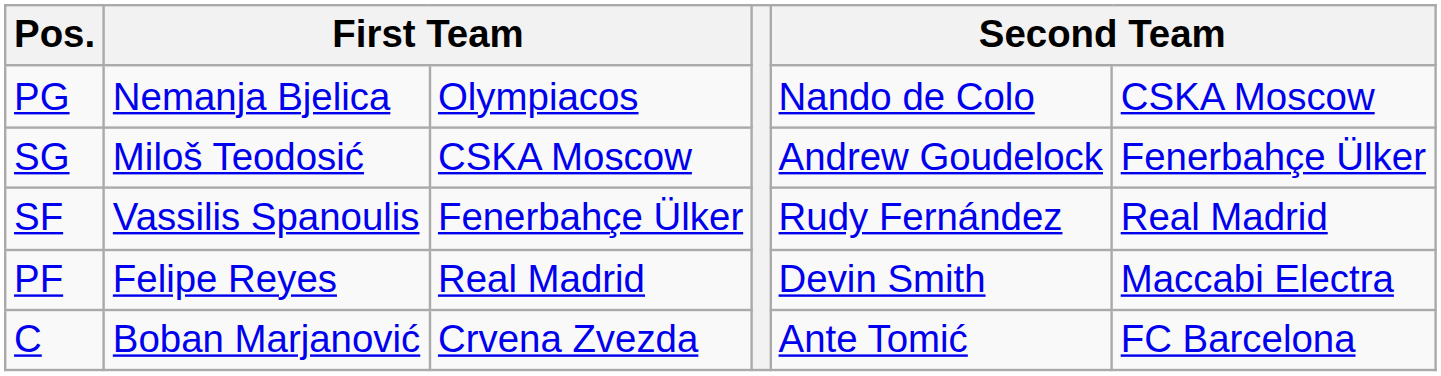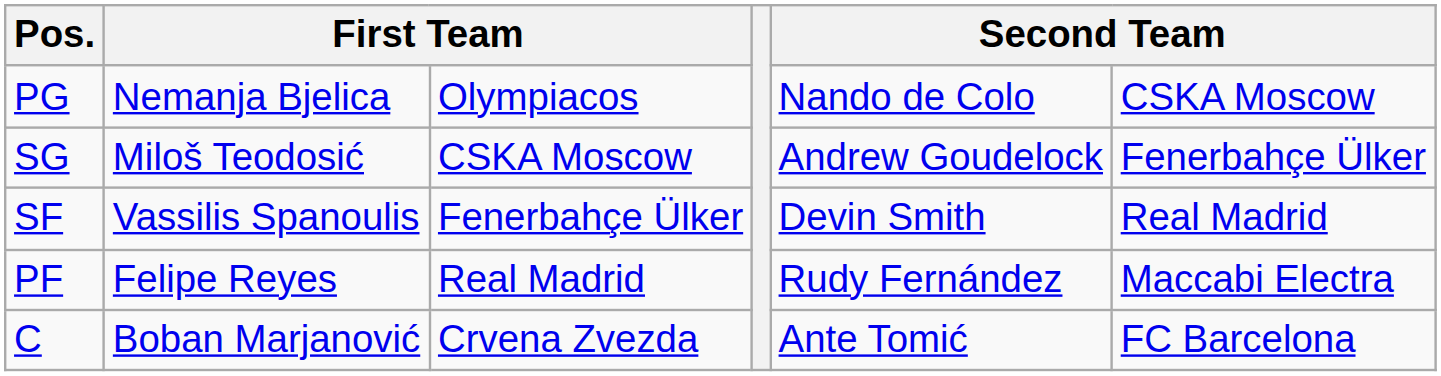(921, 217) Rudy Fernández -> (882, 217) Devin Smith
(882, 278) Devin Smith -> (921, 278) Rudy Fernández
